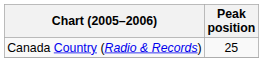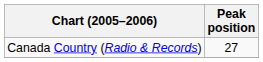(231, 47) 25 -> (231, 47) 27
